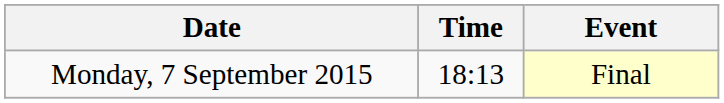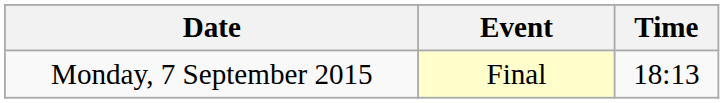columns swapped: (471, 27) <-> (621, 27)
